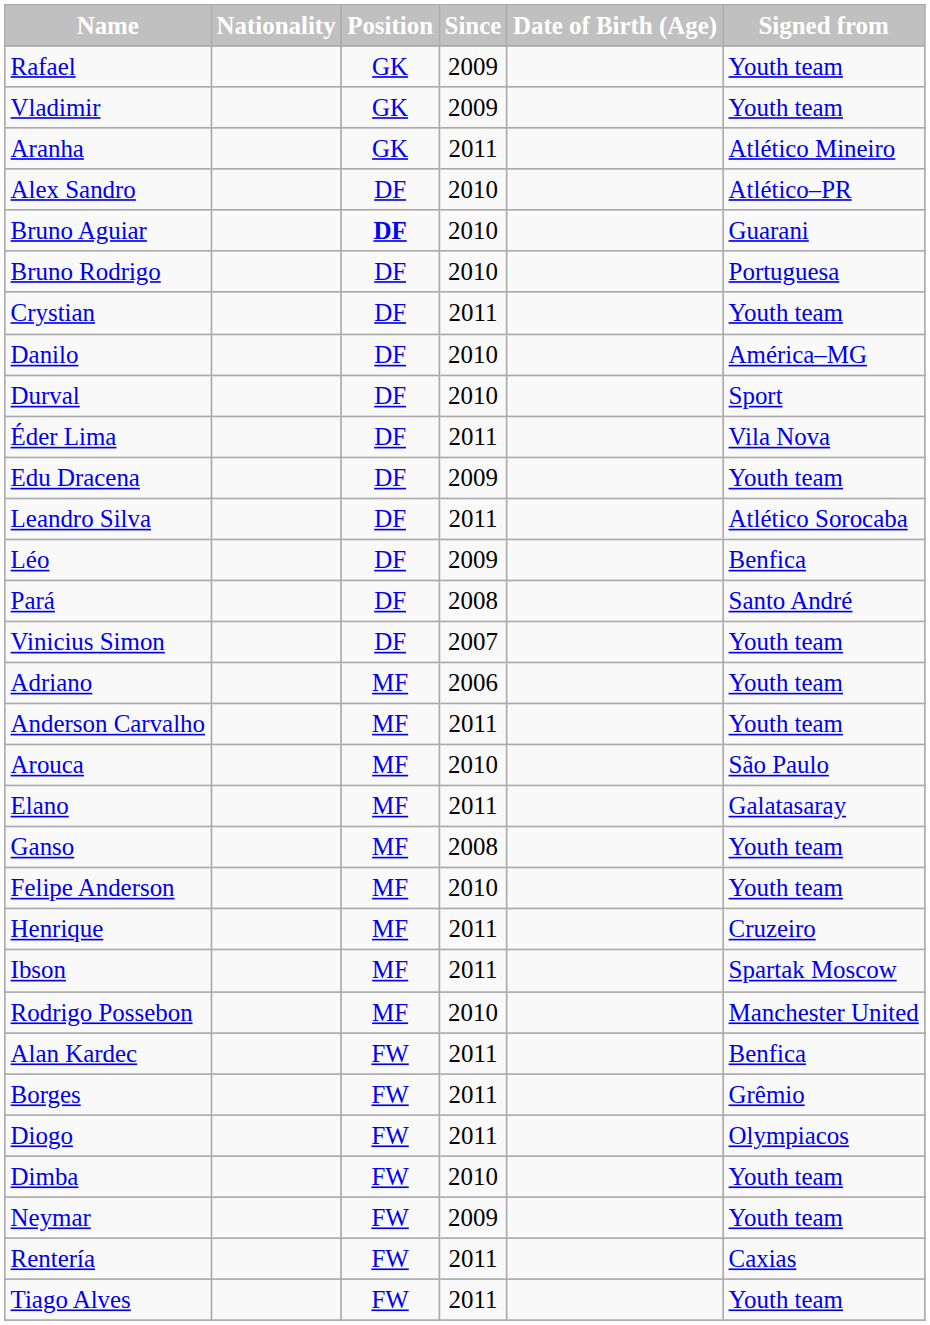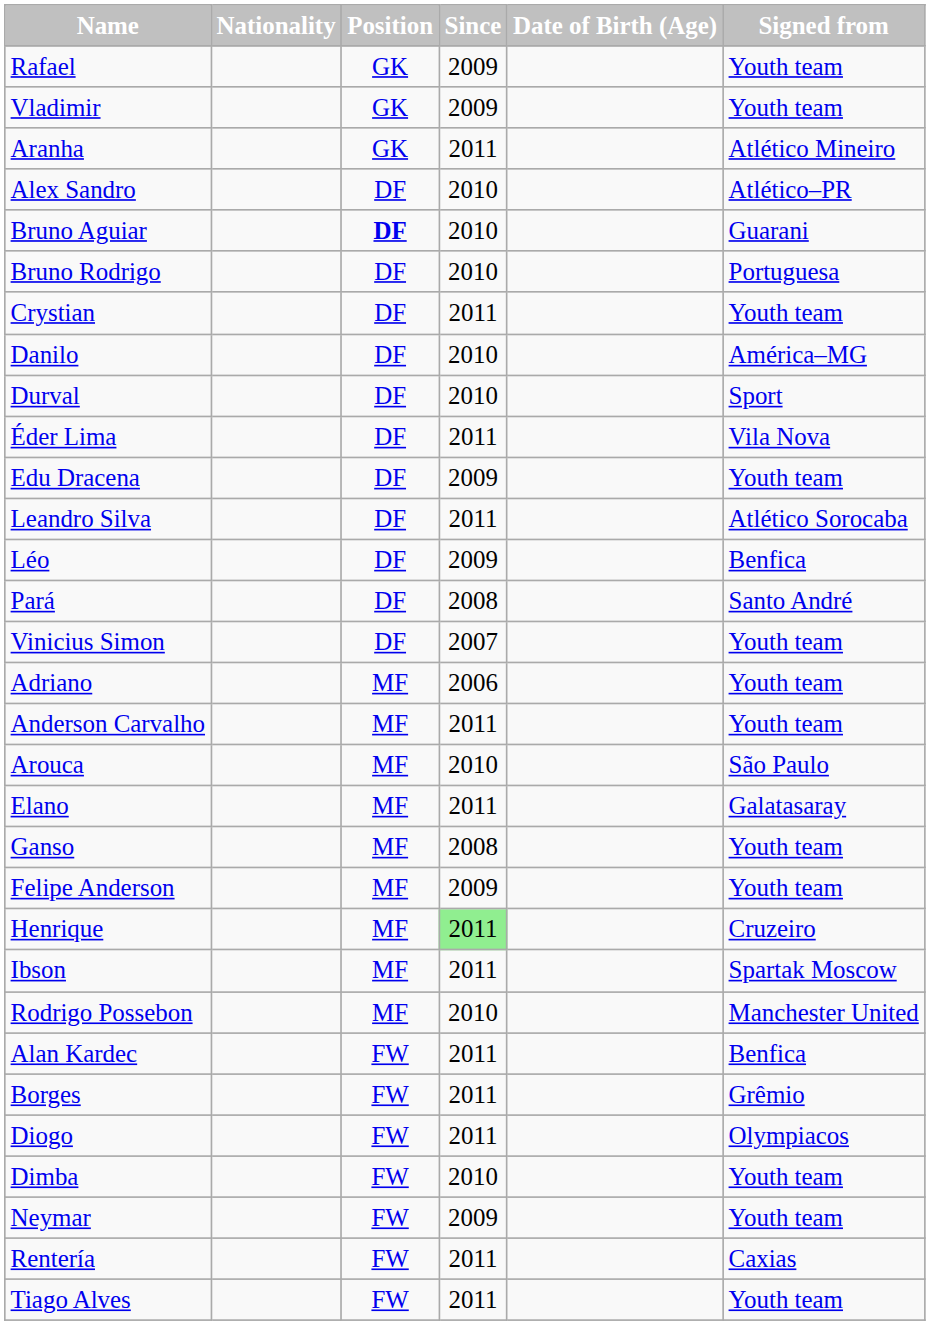(473, 888) 2010 -> (473, 888) 2009
(473, 929) no background -> (473, 929) lightgreen background
